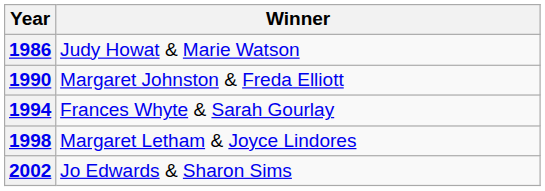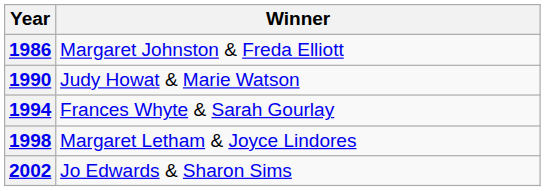(180, 49) Judy Howat & Marie Watson -> (202, 49) Margaret Johnston & Freda Elliott
(202, 79) Margaret Johnston & Freda Elliott -> (180, 79) Judy Howat & Marie Watson
